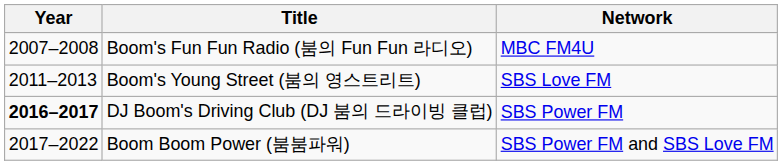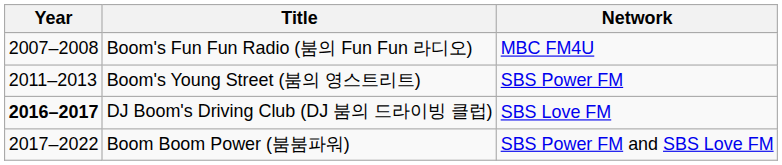(556, 80) SBS Love FM -> (562, 80) SBS Power FM
(562, 112) SBS Power FM -> (556, 112) SBS Love FM
